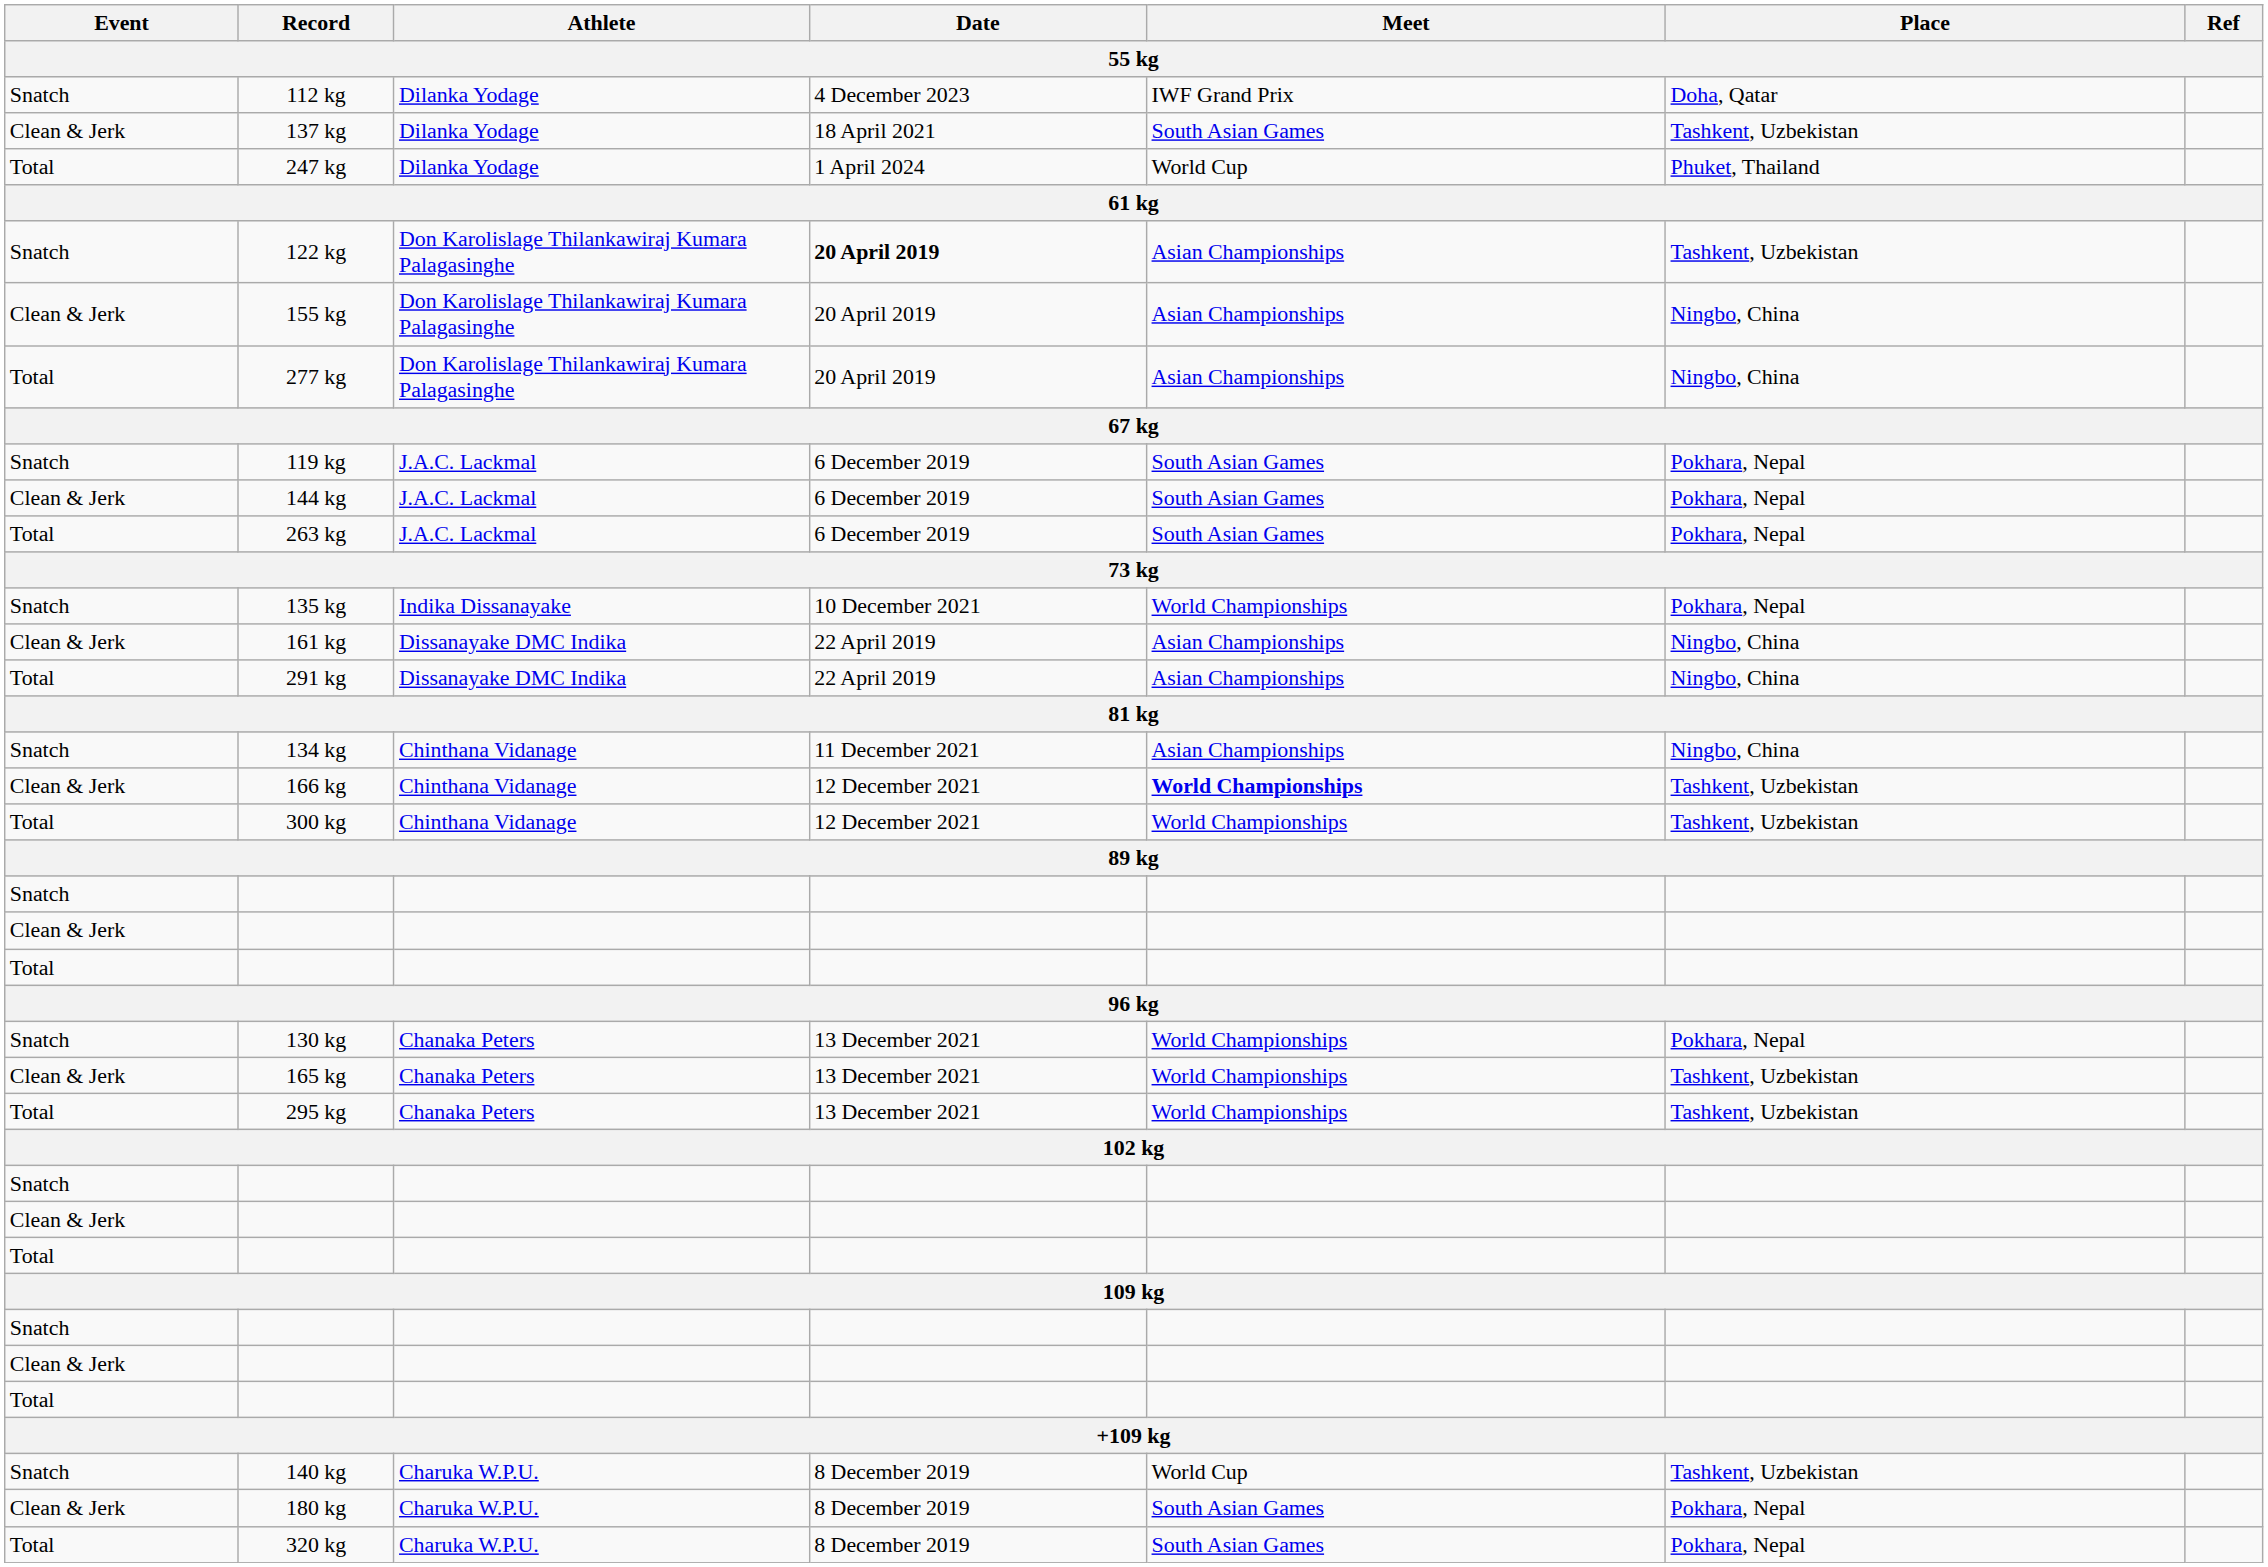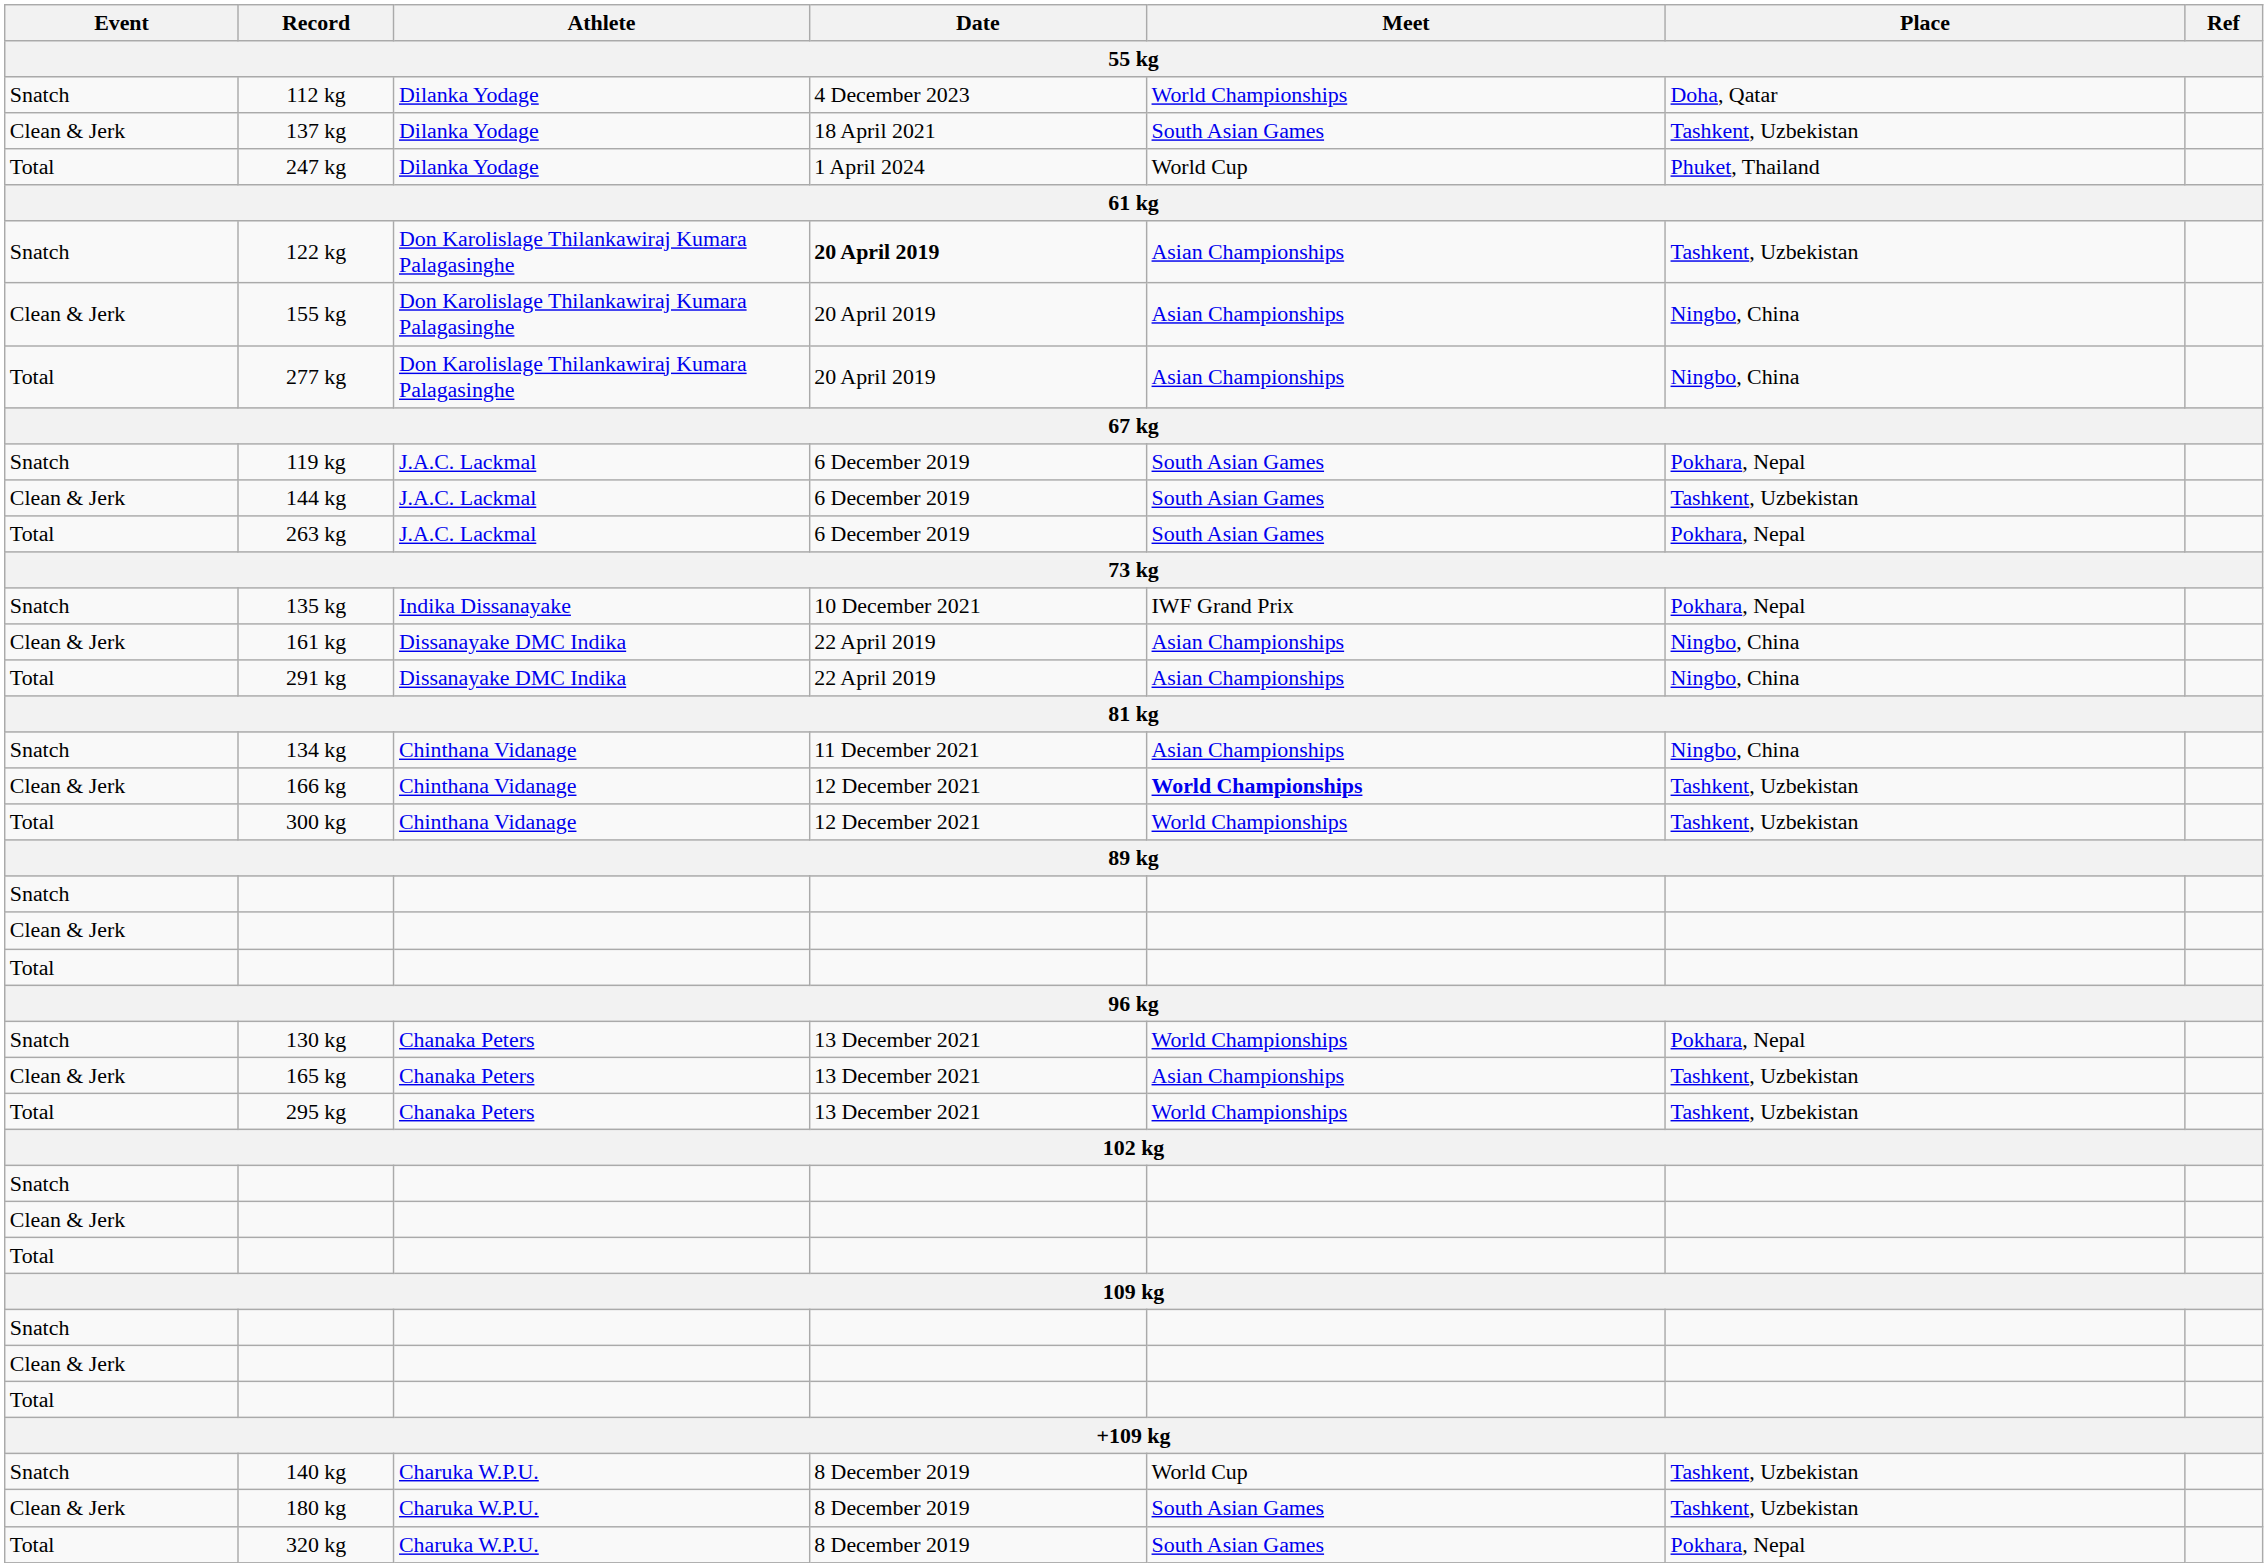(1223, 94) IWF Grand Prix -> (1249, 94) World Championships
(1738, 497) Pokhara, Nepal -> (1765, 497) Tashkent, Uzbekistan
(1249, 605) World Championships -> (1223, 605) IWF Grand Prix
(1249, 1074) World Championships -> (1248, 1074) Asian Championships
(1738, 1508) Pokhara, Nepal -> (1765, 1508) Tashkent, Uzbekistan
